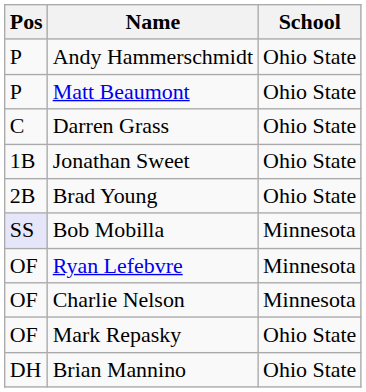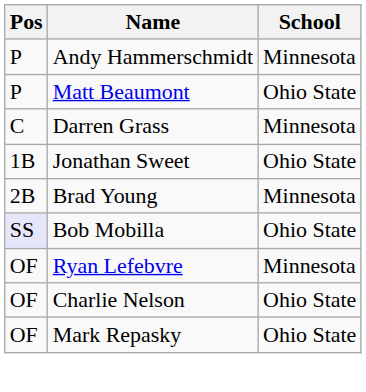(310, 56) Ohio State -> (309, 56) Minnesota
(310, 126) Ohio State -> (309, 126) Minnesota
(310, 195) Ohio State -> (309, 195) Minnesota
(309, 230) Minnesota -> (310, 230) Ohio State
(309, 299) Minnesota -> (310, 299) Ohio State
- row: (119, 369)
